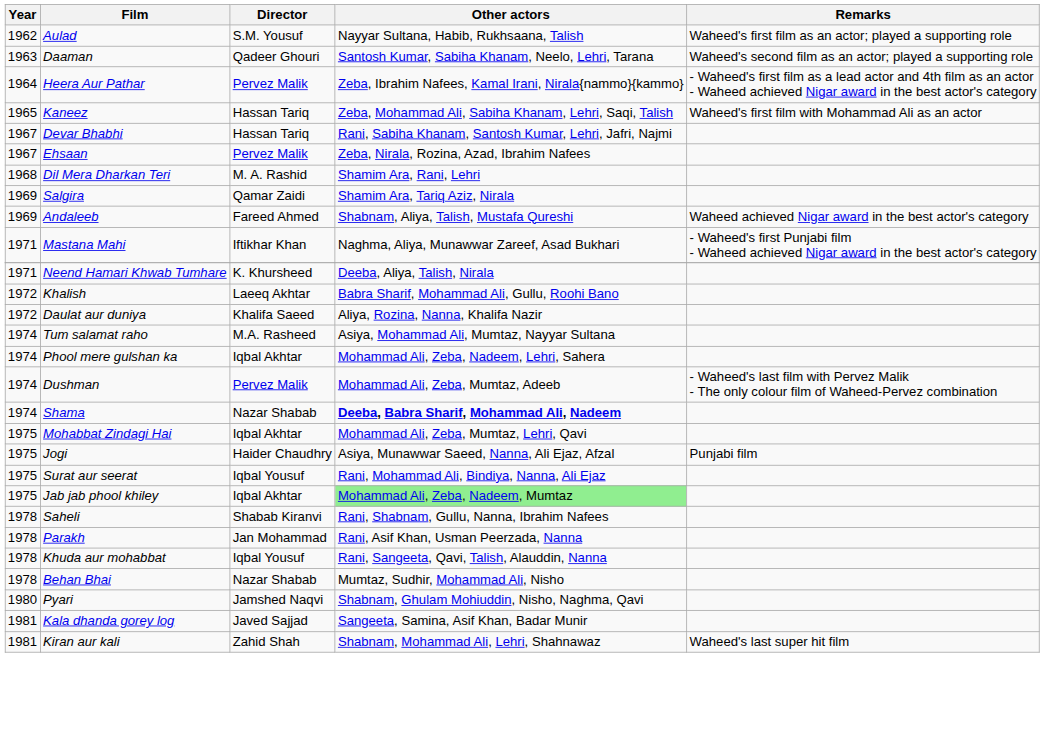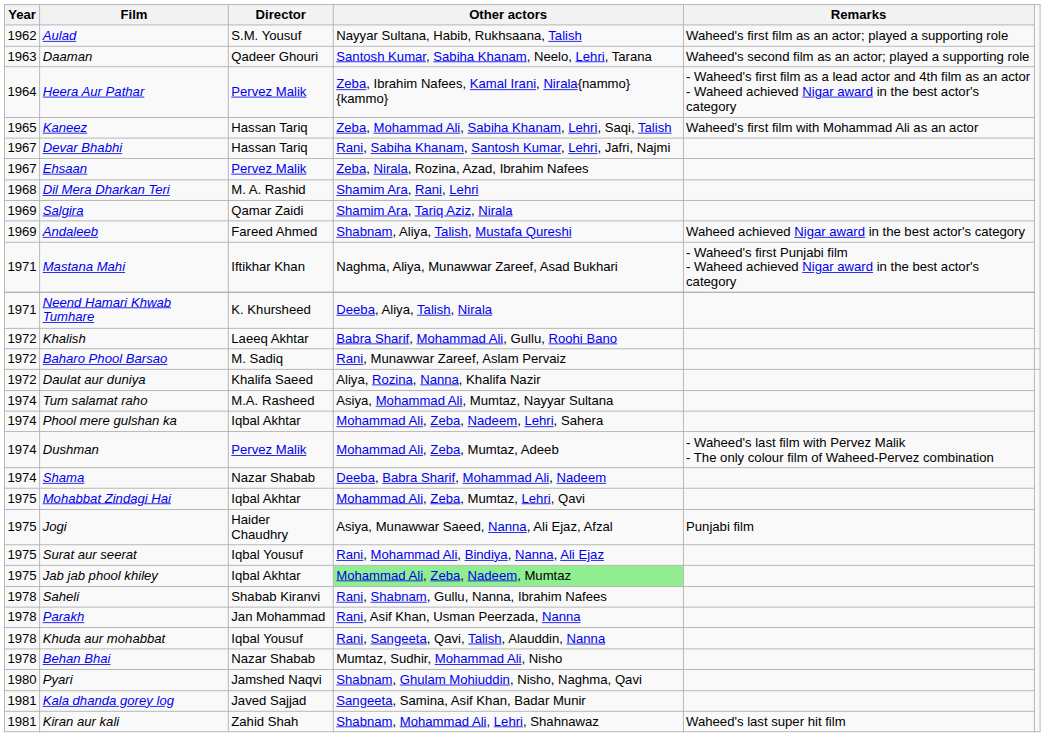+ row: (105, 359)
(479, 412) bold -> (471, 477) normal
